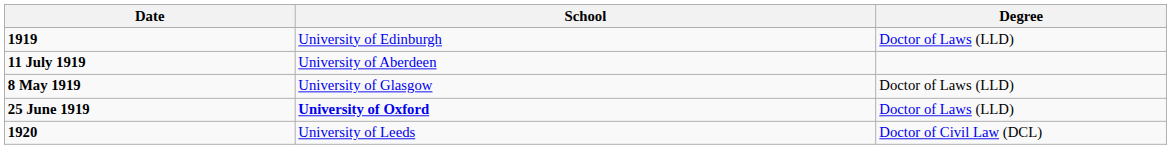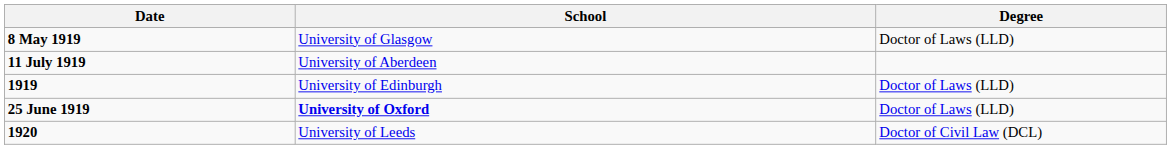rows swapped: (23, 39) <-> (44, 86)
